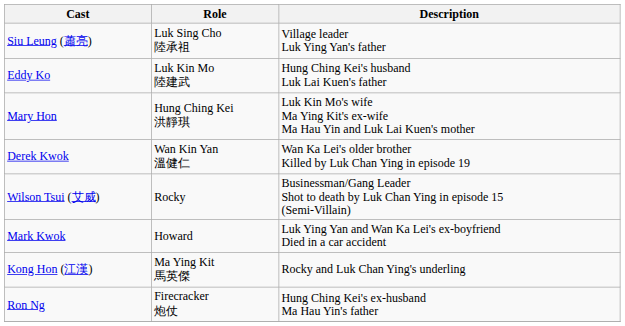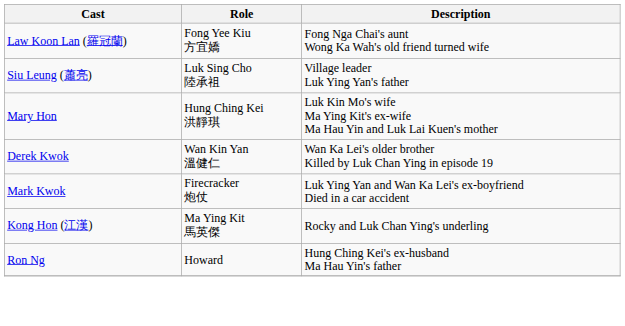+ row: (67, 40)
- row: (29, 75)
- row: (53, 196)
(173, 236) Howard -> (212, 190) Firecracker 炮仗
(181, 303) Firecracker 炮仗 -> (204, 259) Howard
